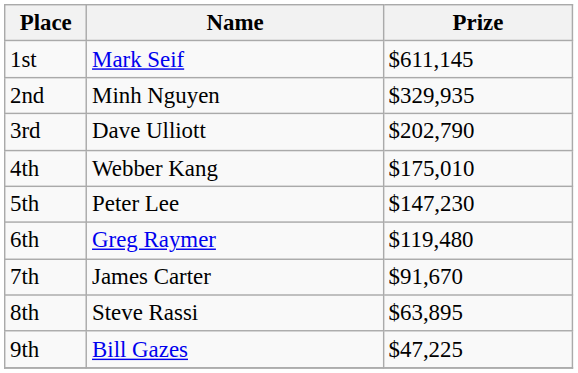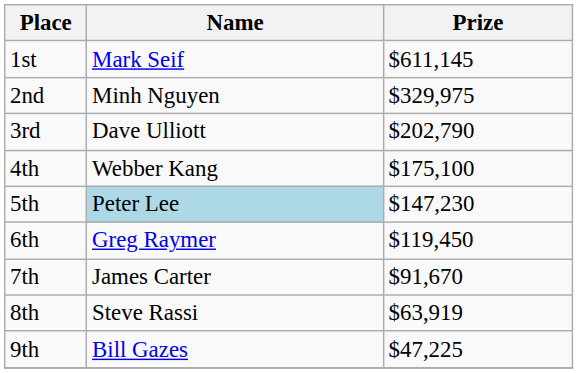(431, 95) $329,935 -> (431, 95) $329,975
(431, 167) $175,010 -> (431, 167) $175,100
(136, 204) no background -> (136, 204) lightblue background
(431, 240) $119,480 -> (431, 240) $119,450
(426, 312) $63,895 -> (426, 312) $63,919
